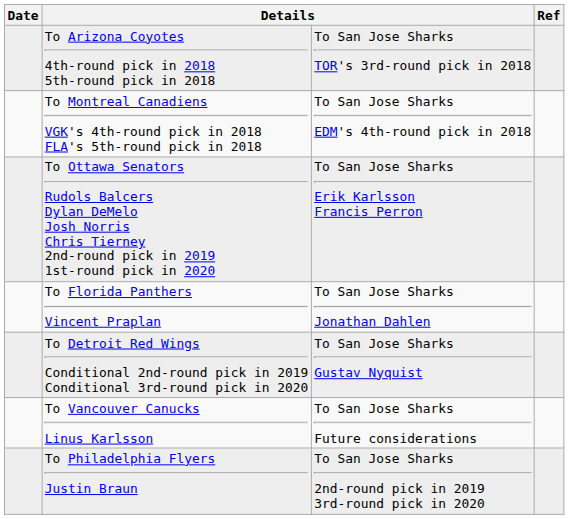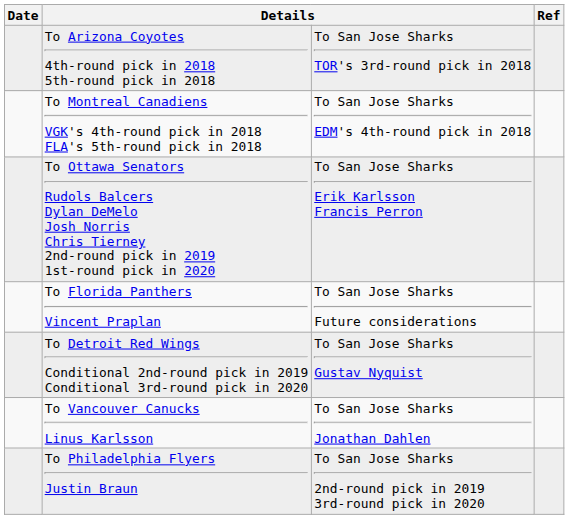(423, 307) To San Jose Sharks Jonathan Dahlen -> (423, 307) To San Jose Sharks Future considerations
(423, 423) To San Jose Sharks Future considerations -> (423, 423) To San Jose Sharks Jonathan Dahlen
